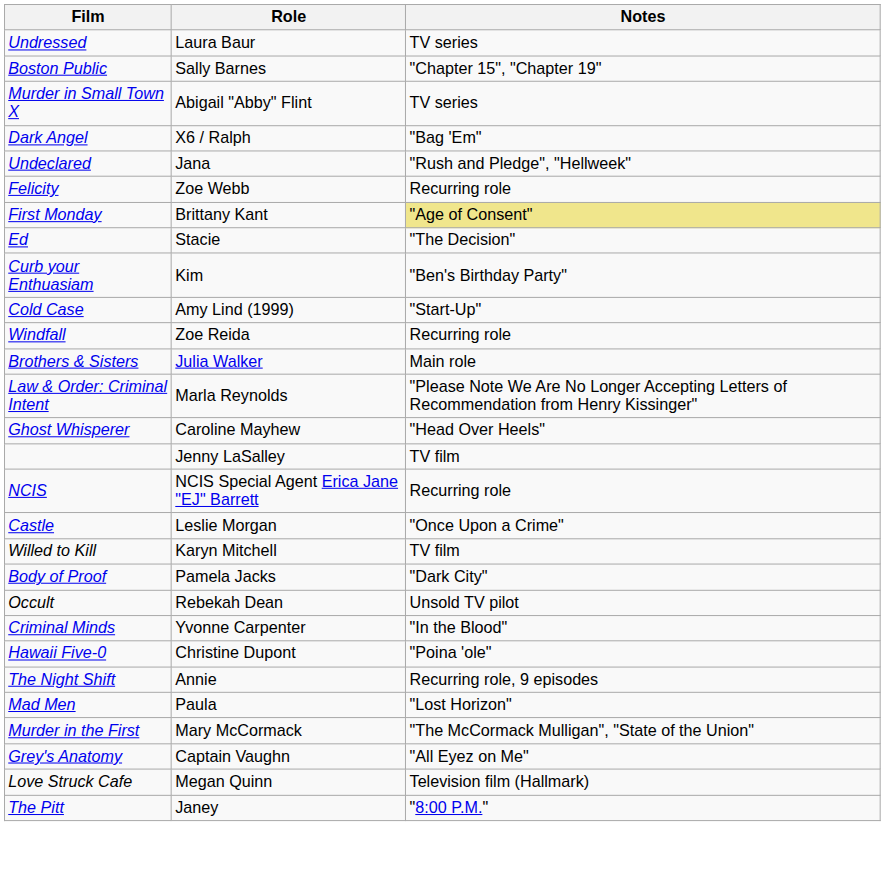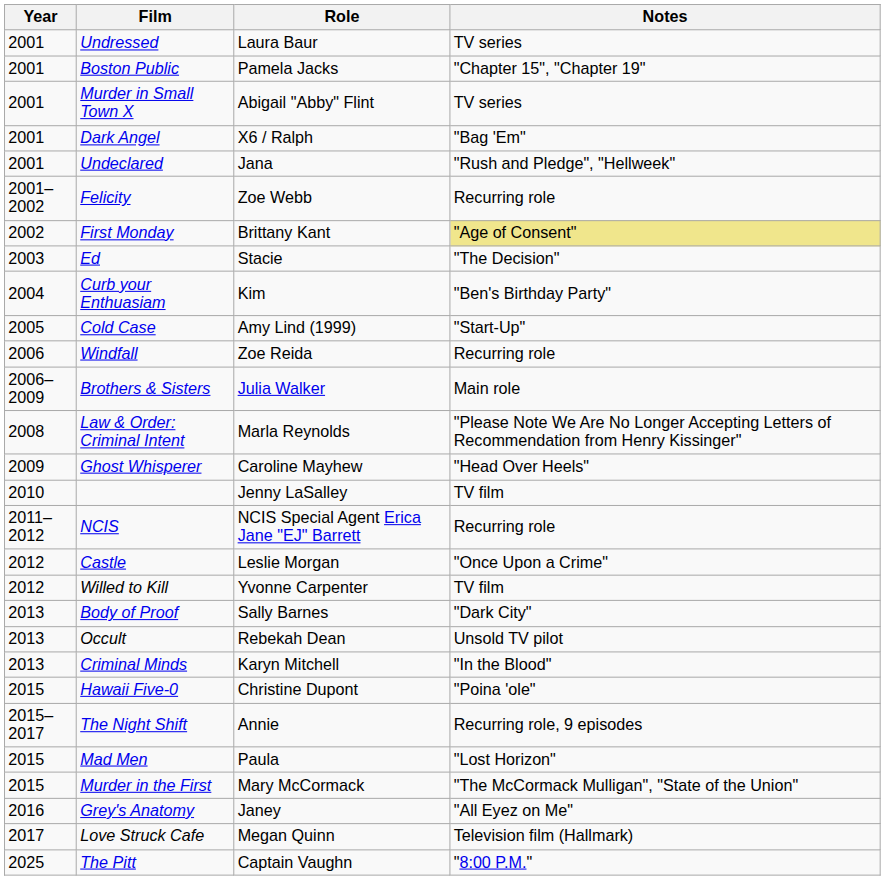+ column: (41, 17)
(221, 68) Sally Barnes -> (288, 68) Pamela Jacks
(226, 551) Karyn Mitchell -> (303, 587) Yvonne Carpenter
(226, 576) Pamela Jacks -> (283, 613) Sally Barnes
(240, 628) Yvonne Carpenter -> (288, 664) Karyn Mitchell
(233, 756) Captain Vaughn -> (259, 810) Janey
(197, 807) Janey -> (295, 862) Captain Vaughn
